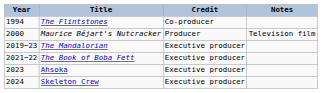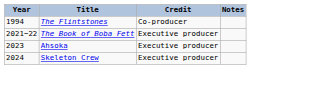- row: (101, 35)
- row: (74, 47)
